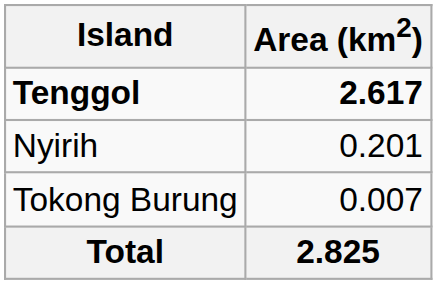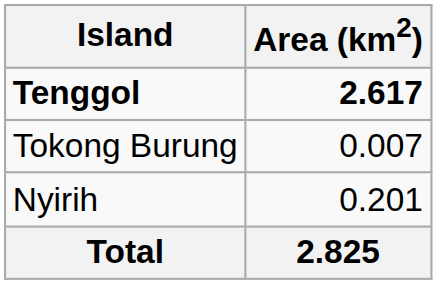rows swapped: (55, 146) <-> (125, 199)
